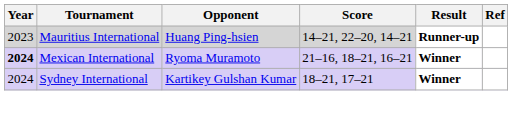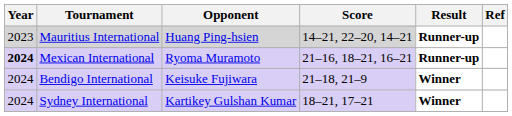(440, 58) Winner -> (449, 58) Runner-up
+ row: (96, 79)
